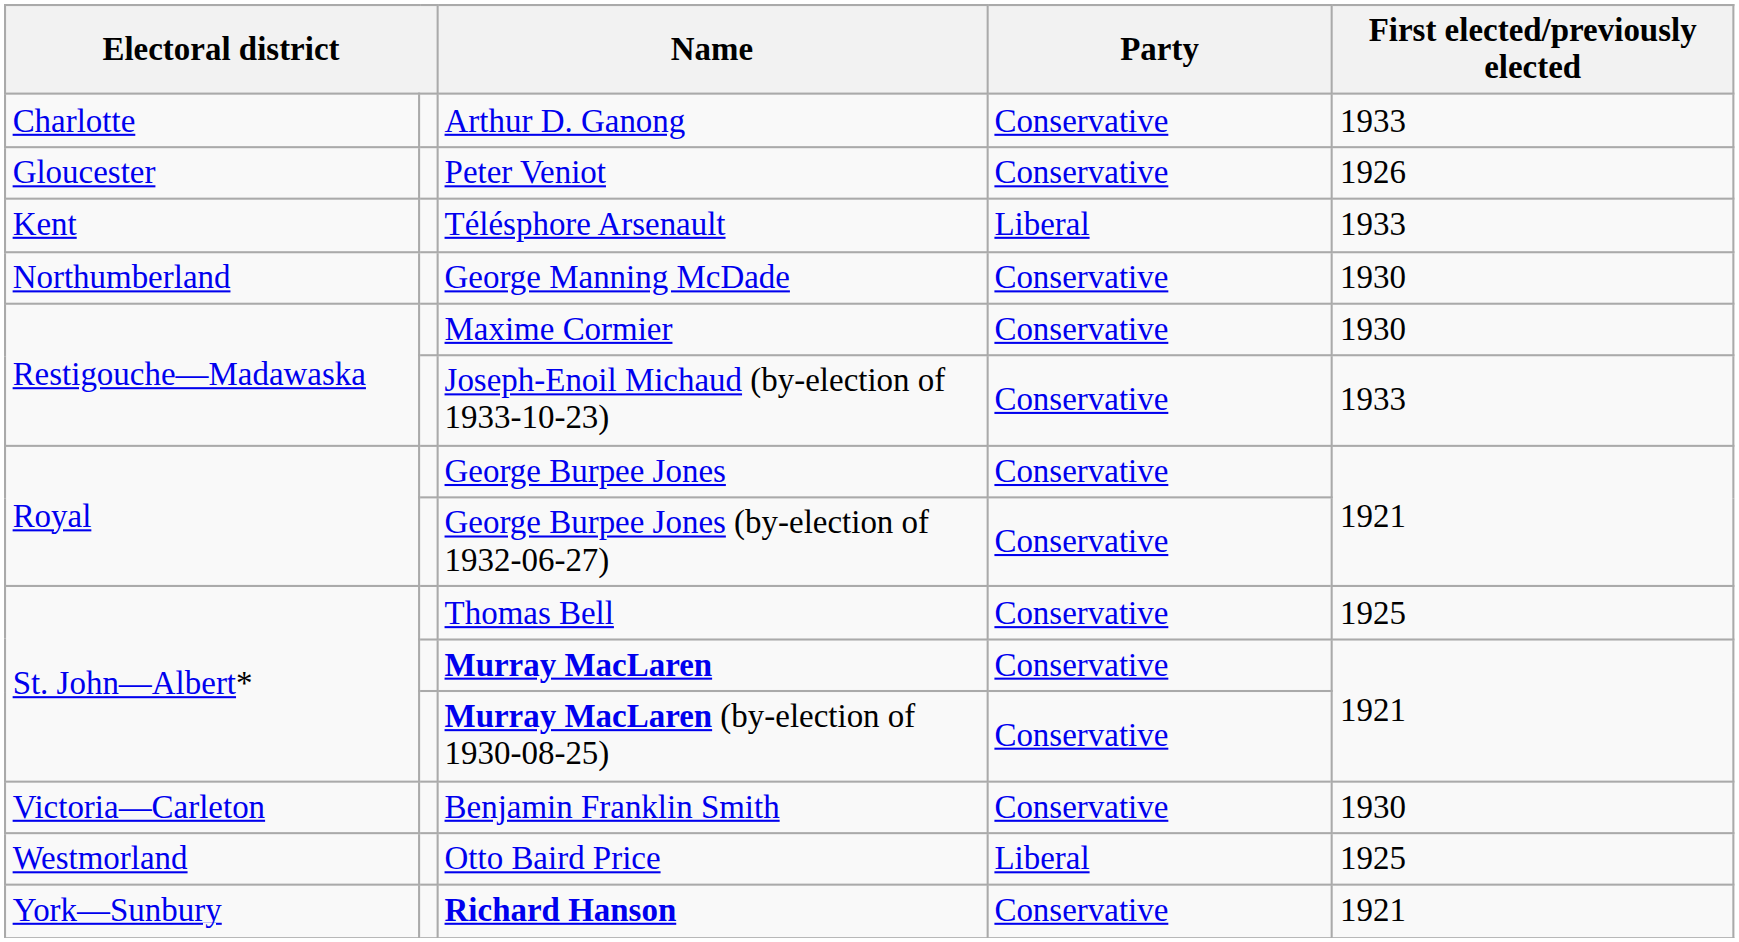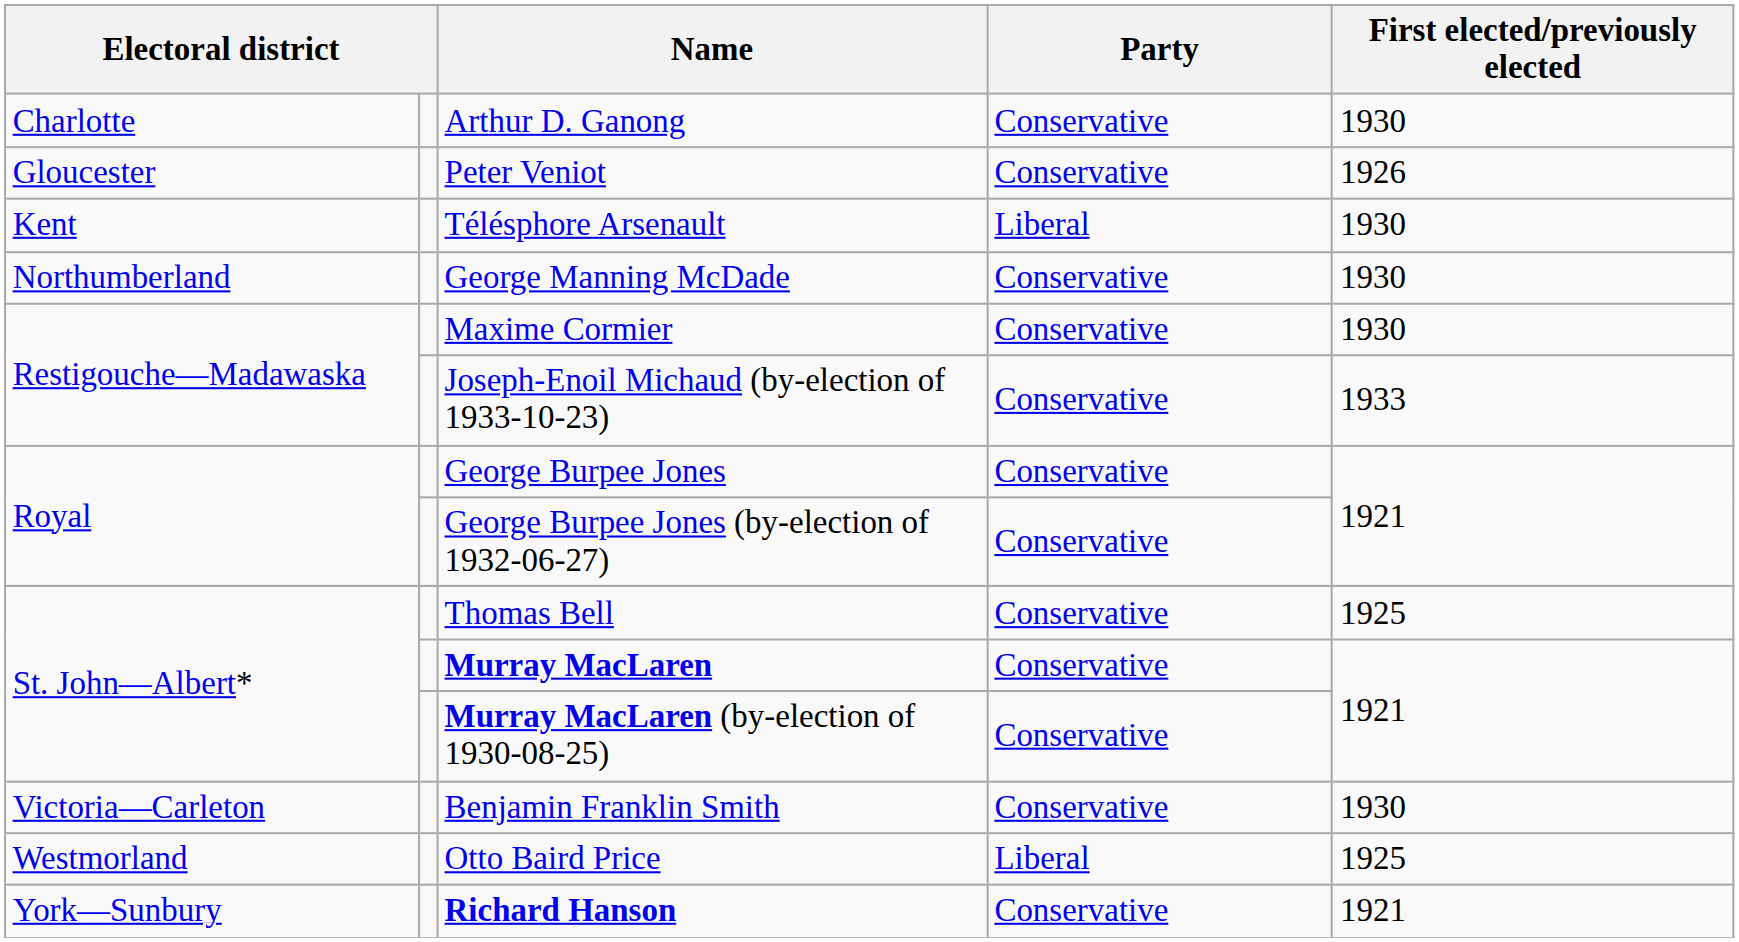(1373, 119) 1933 -> (1373, 119) 1930
(1373, 224) 1933 -> (1373, 224) 1930
